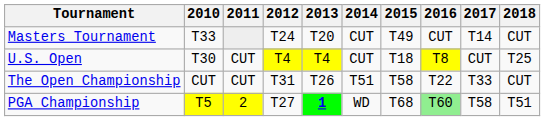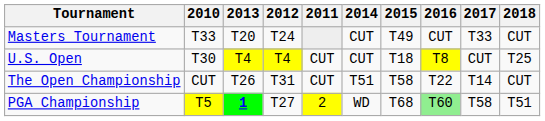columns swapped: (243, 16) <-> (322, 16)
(480, 38) T14 -> (480, 38) T33
(480, 82) T33 -> (480, 82) T14
